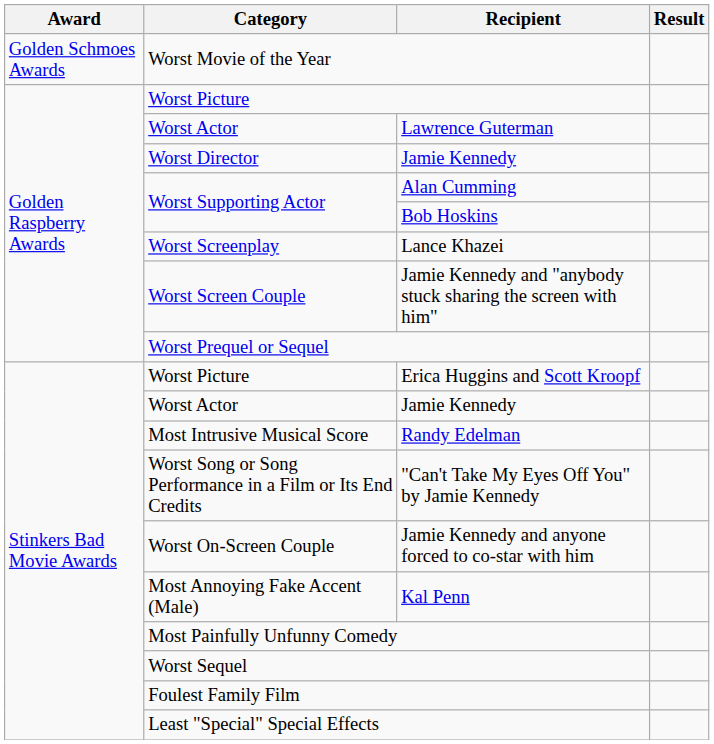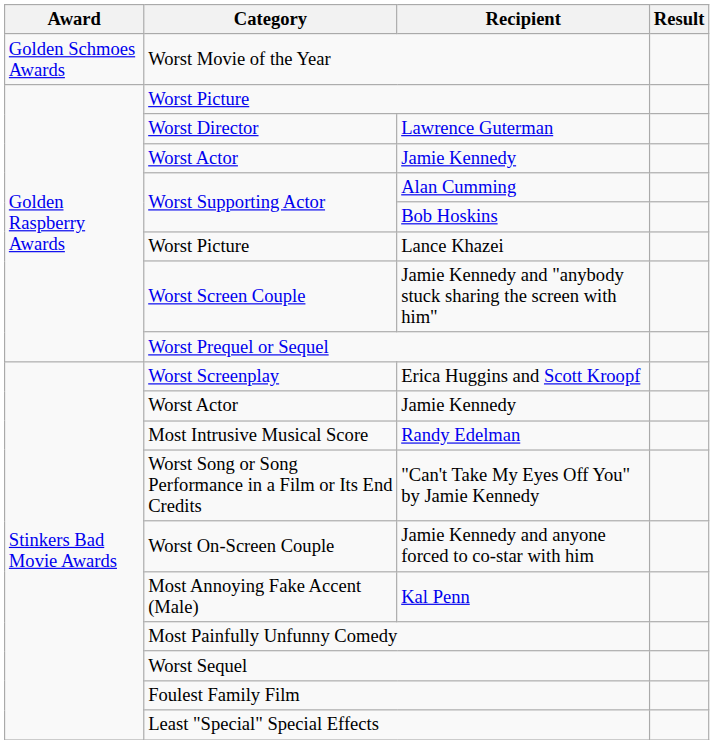(193, 128) Worst Actor -> (203, 128) Worst Director
(203, 157) Worst Director -> (193, 157) Worst Actor
(214, 246) Worst Screenplay -> (199, 246) Worst Picture
(199, 376) Worst Picture -> (214, 376) Worst Screenplay
